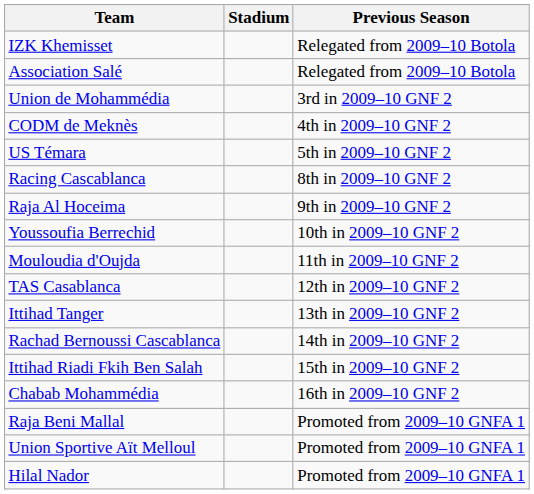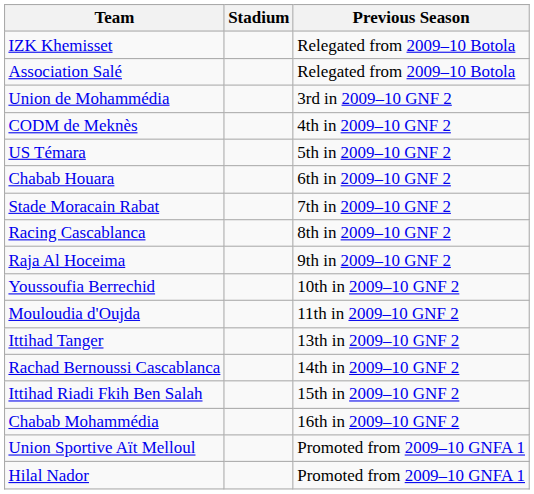+ row: (61, 179)
+ row: (84, 206)
- row: (65, 286)
- row: (66, 421)
